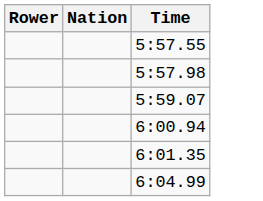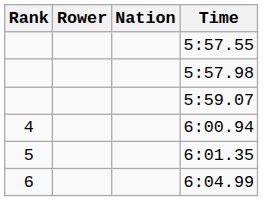+ column: (29, 18)
